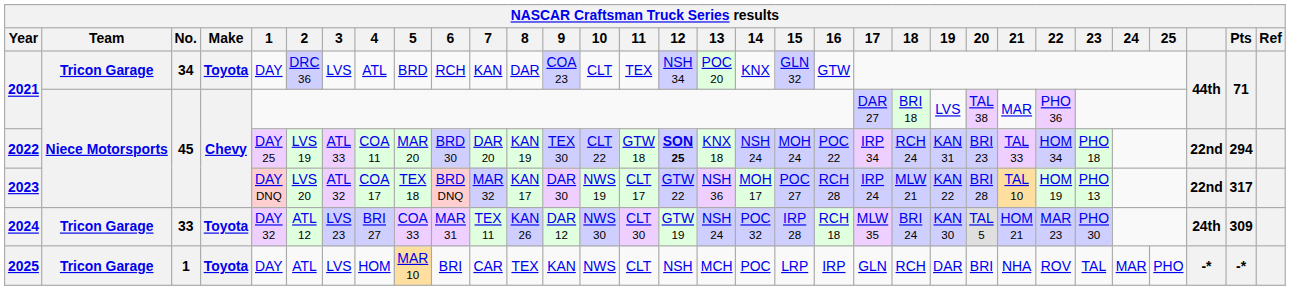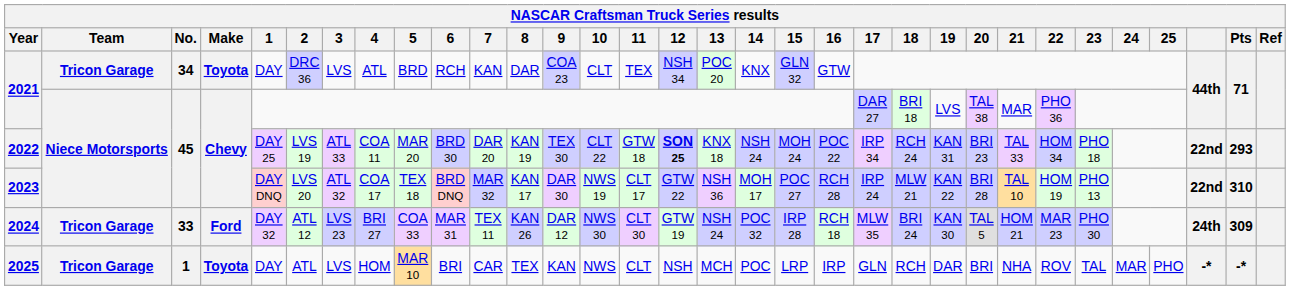(1241, 148) 294 -> (1241, 148) 293
(1241, 188) 317 -> (1241, 188) 310
(226, 227) Toyota -> (226, 227) Ford
